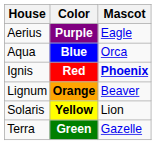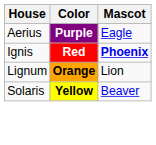- row: (21, 52)
(120, 91) Beaver -> (112, 71) Lion
(112, 110) Lion -> (120, 91) Beaver
- row: (21, 129)
